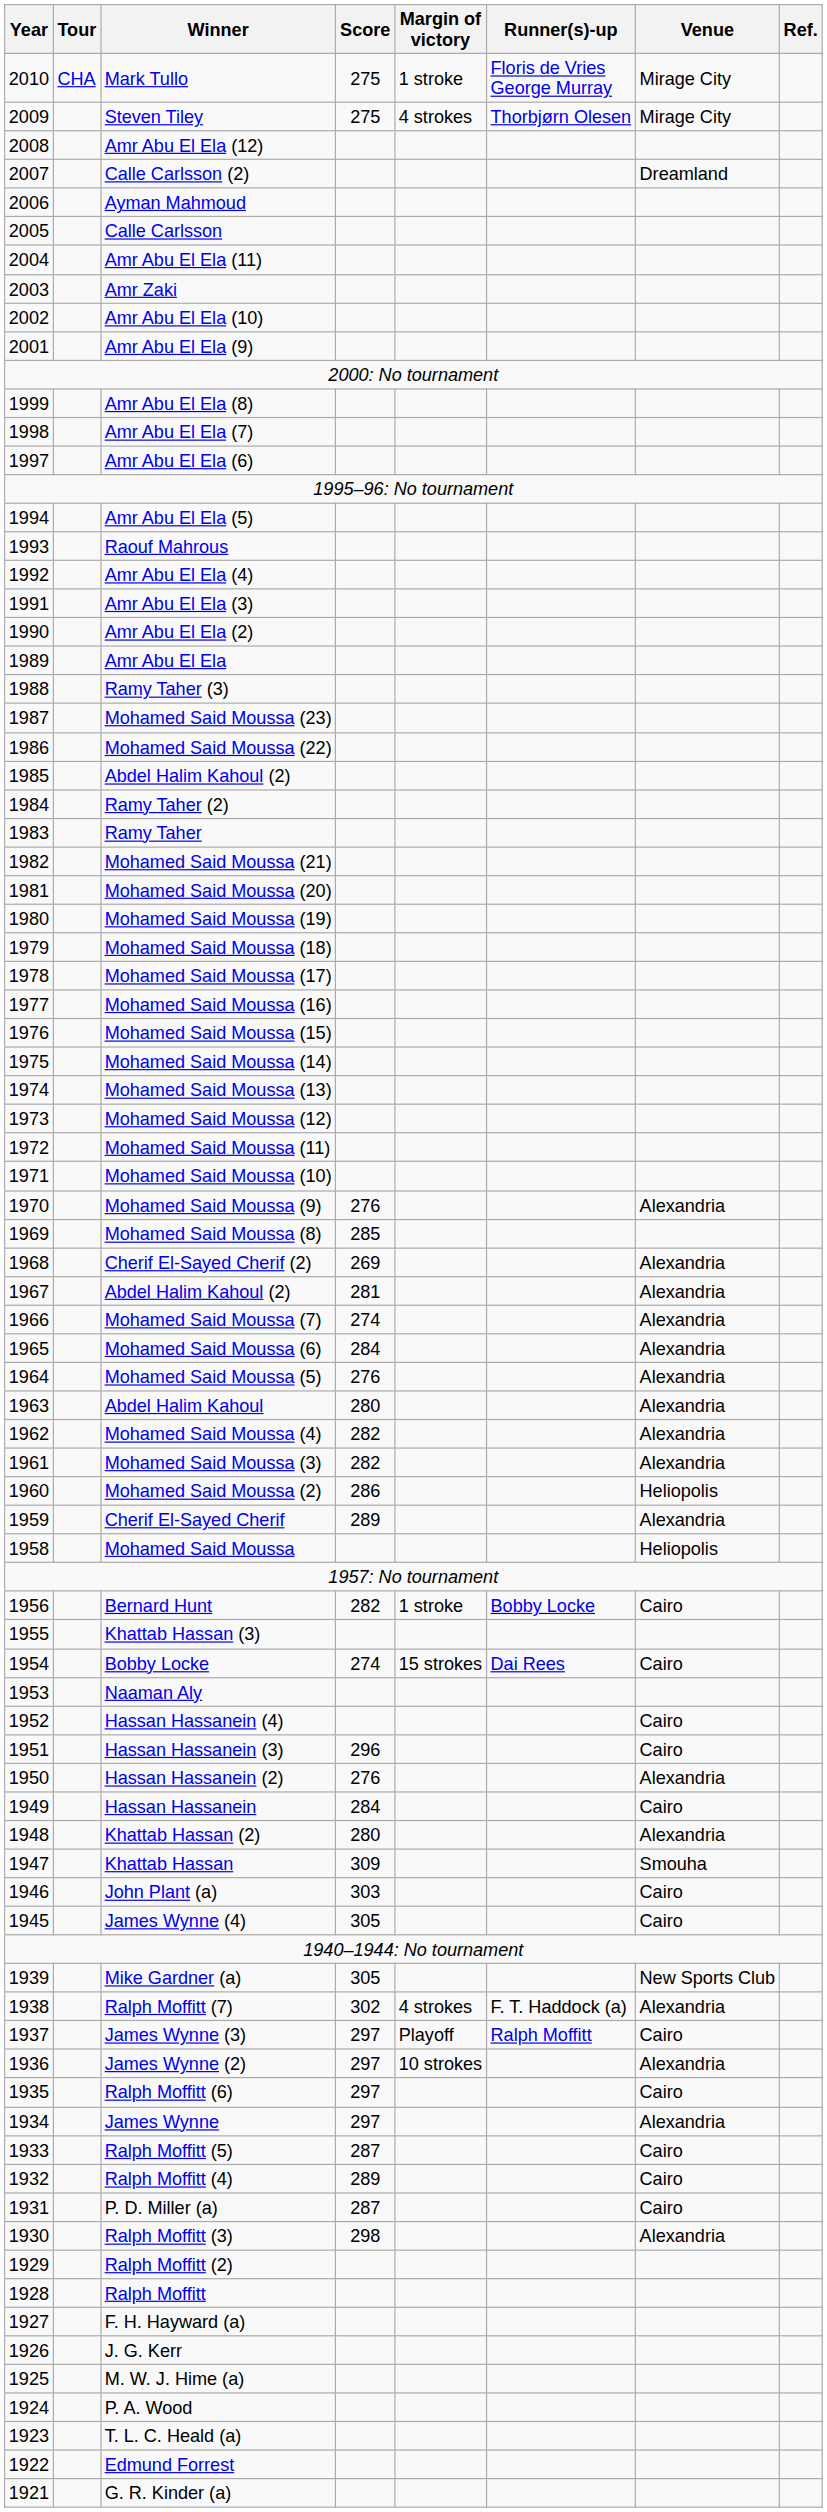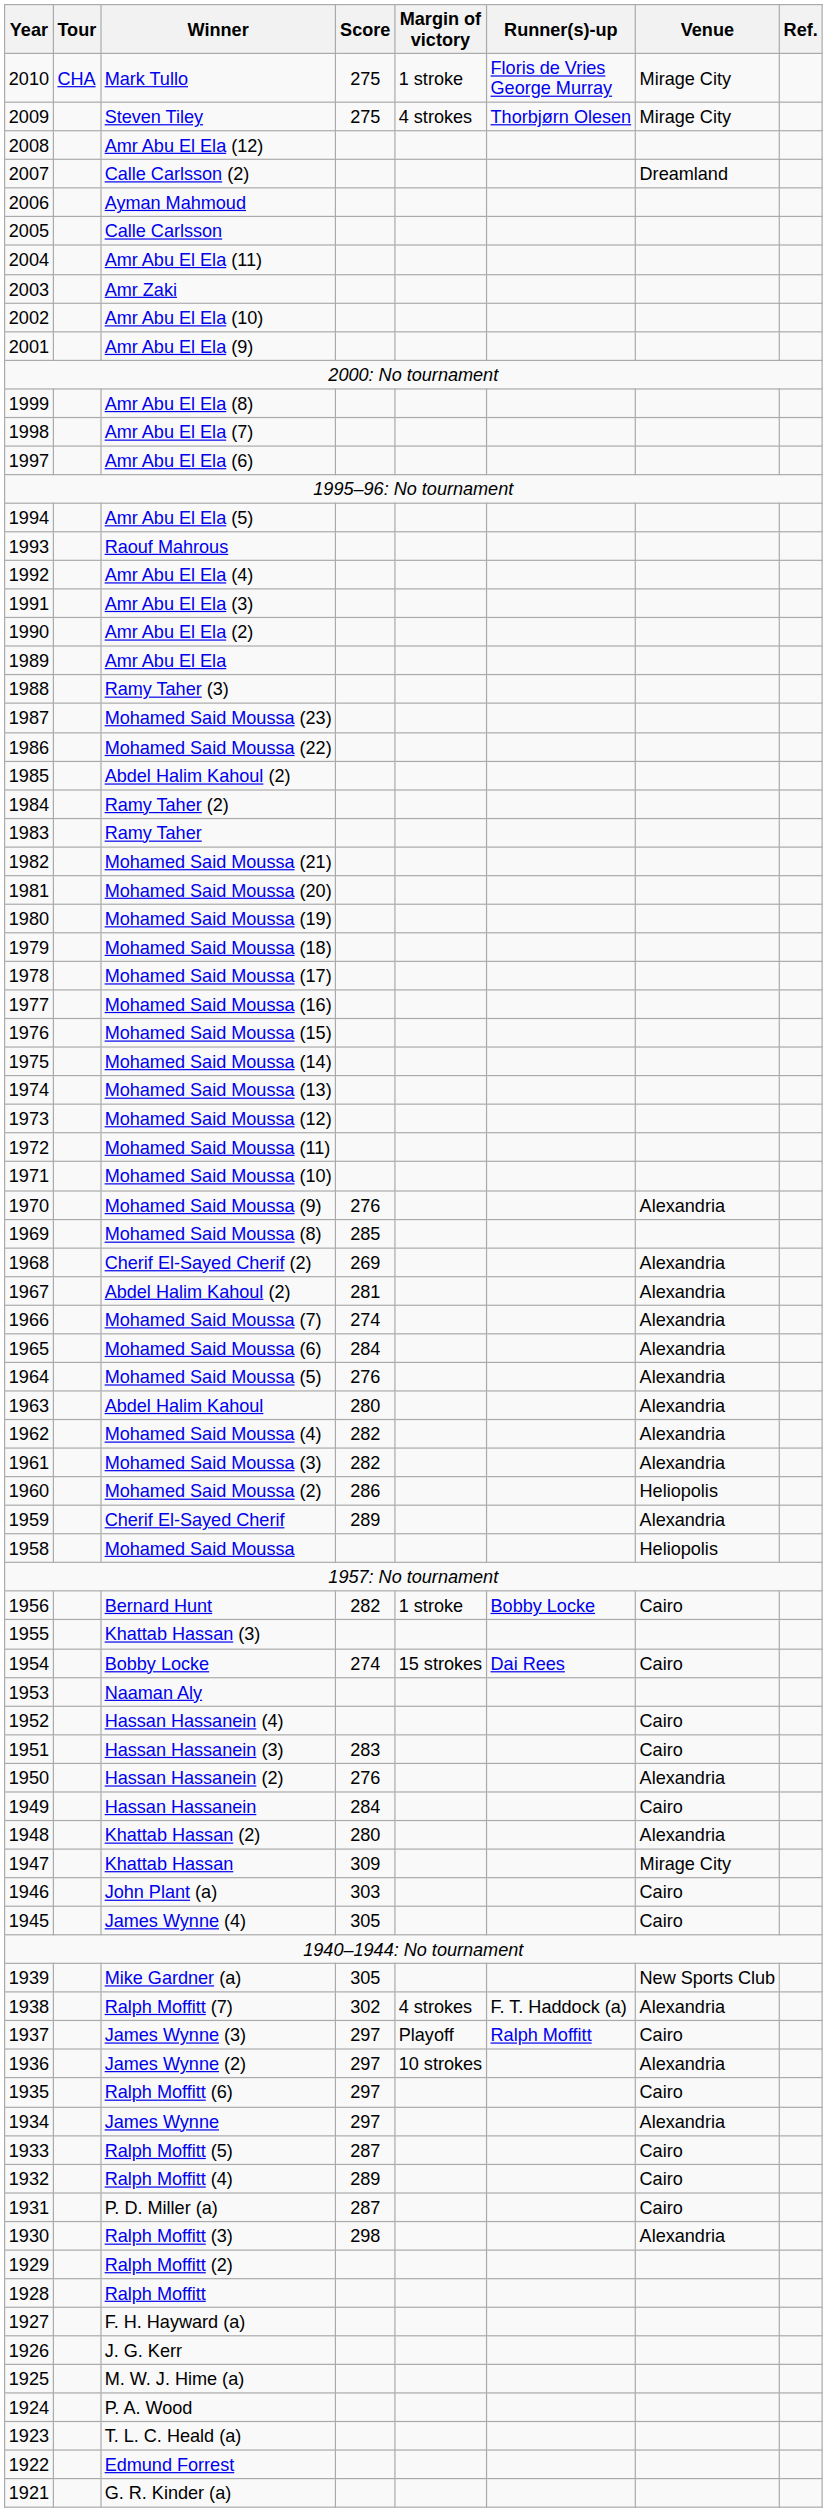(365, 1749) 296 -> (365, 1749) 283
(673, 1864) Smouha -> (685, 1864) Mirage City
